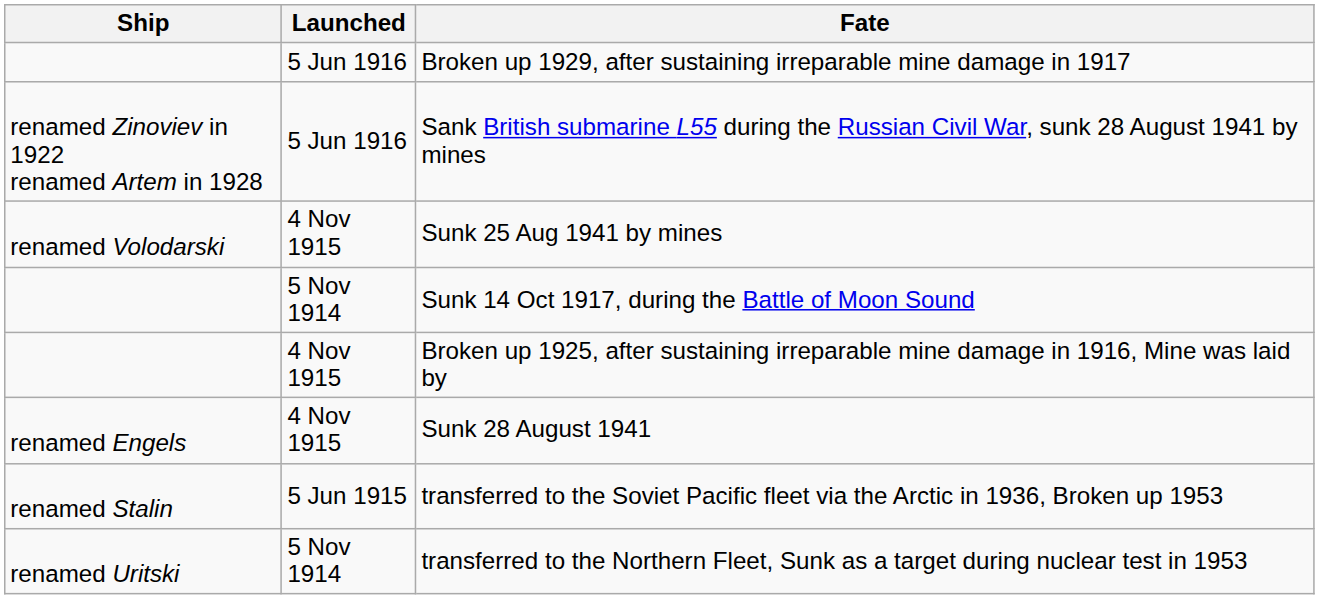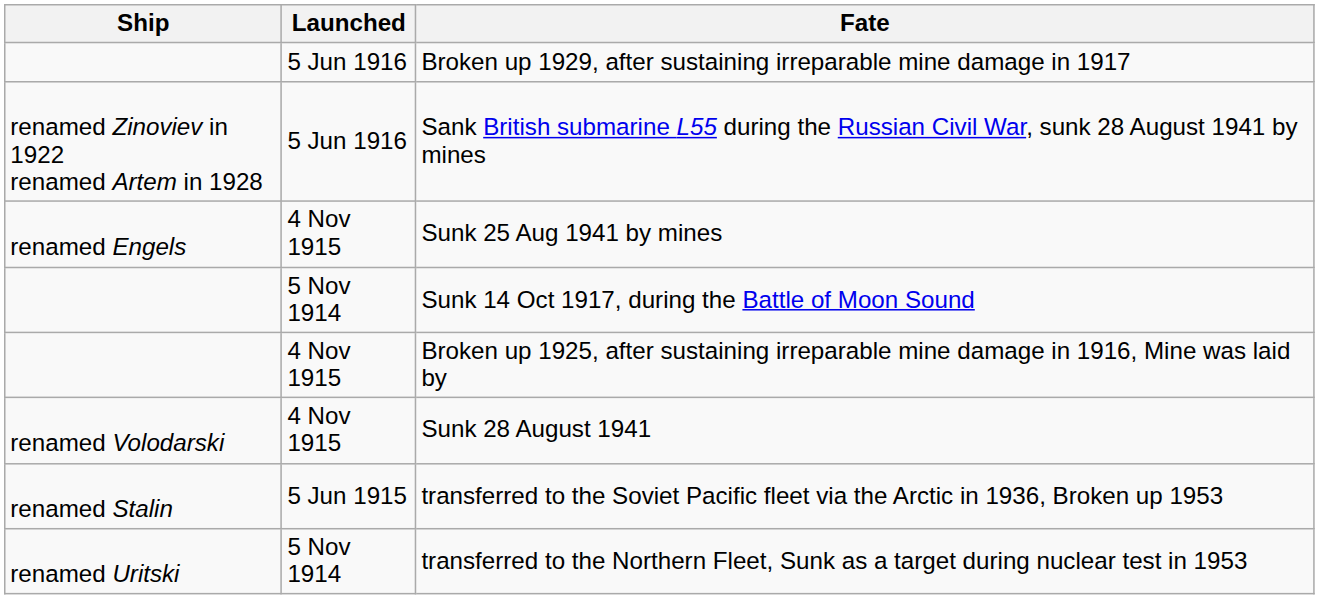(117, 247) renamed Volodarski -> (98, 247) renamed Engels
(98, 443) renamed Engels -> (117, 443) renamed Volodarski
